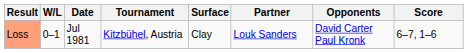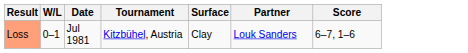- column: (353, 12)
